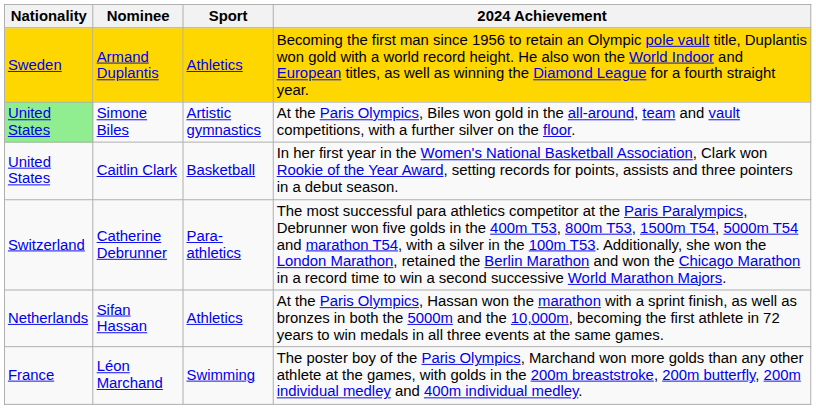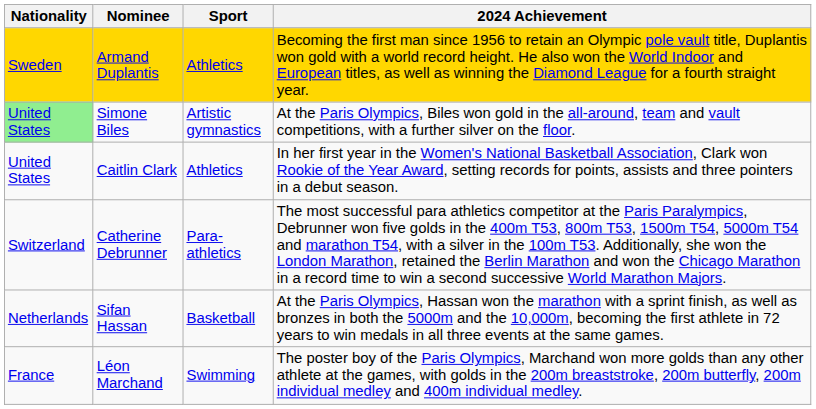(221, 170) Basketball -> (215, 170) Athletics
(215, 318) Athletics -> (221, 318) Basketball
